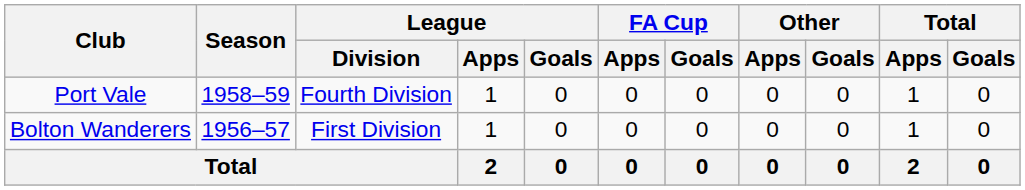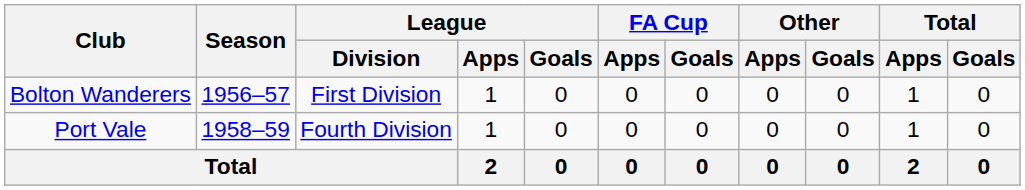rows swapped: (100, 130) <-> (100, 94)
